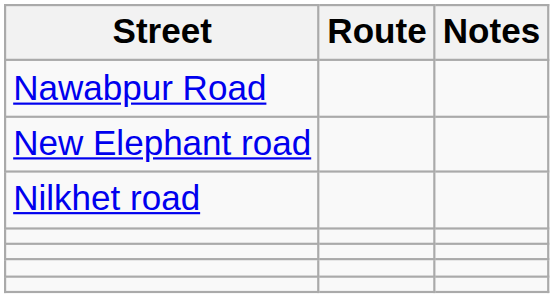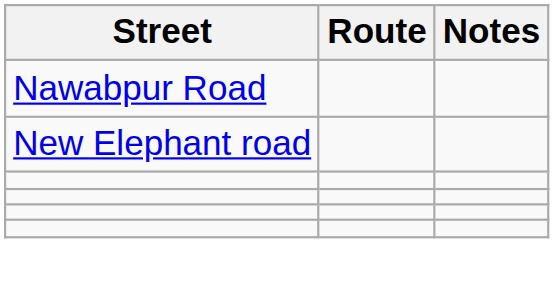- row: (107, 198)
